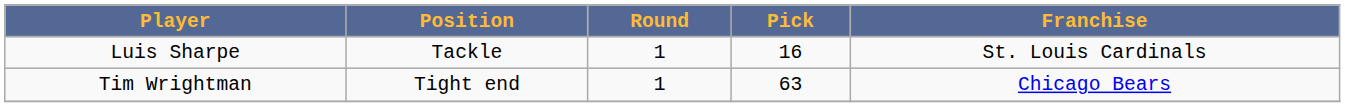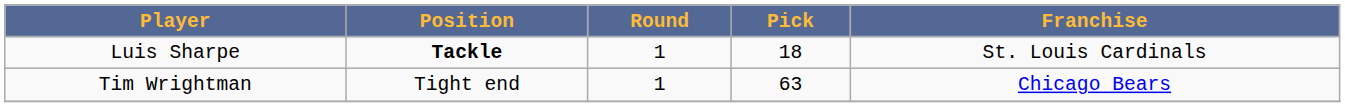(467, 53) normal -> (467, 53) bold
(791, 53) 16 -> (791, 53) 18
